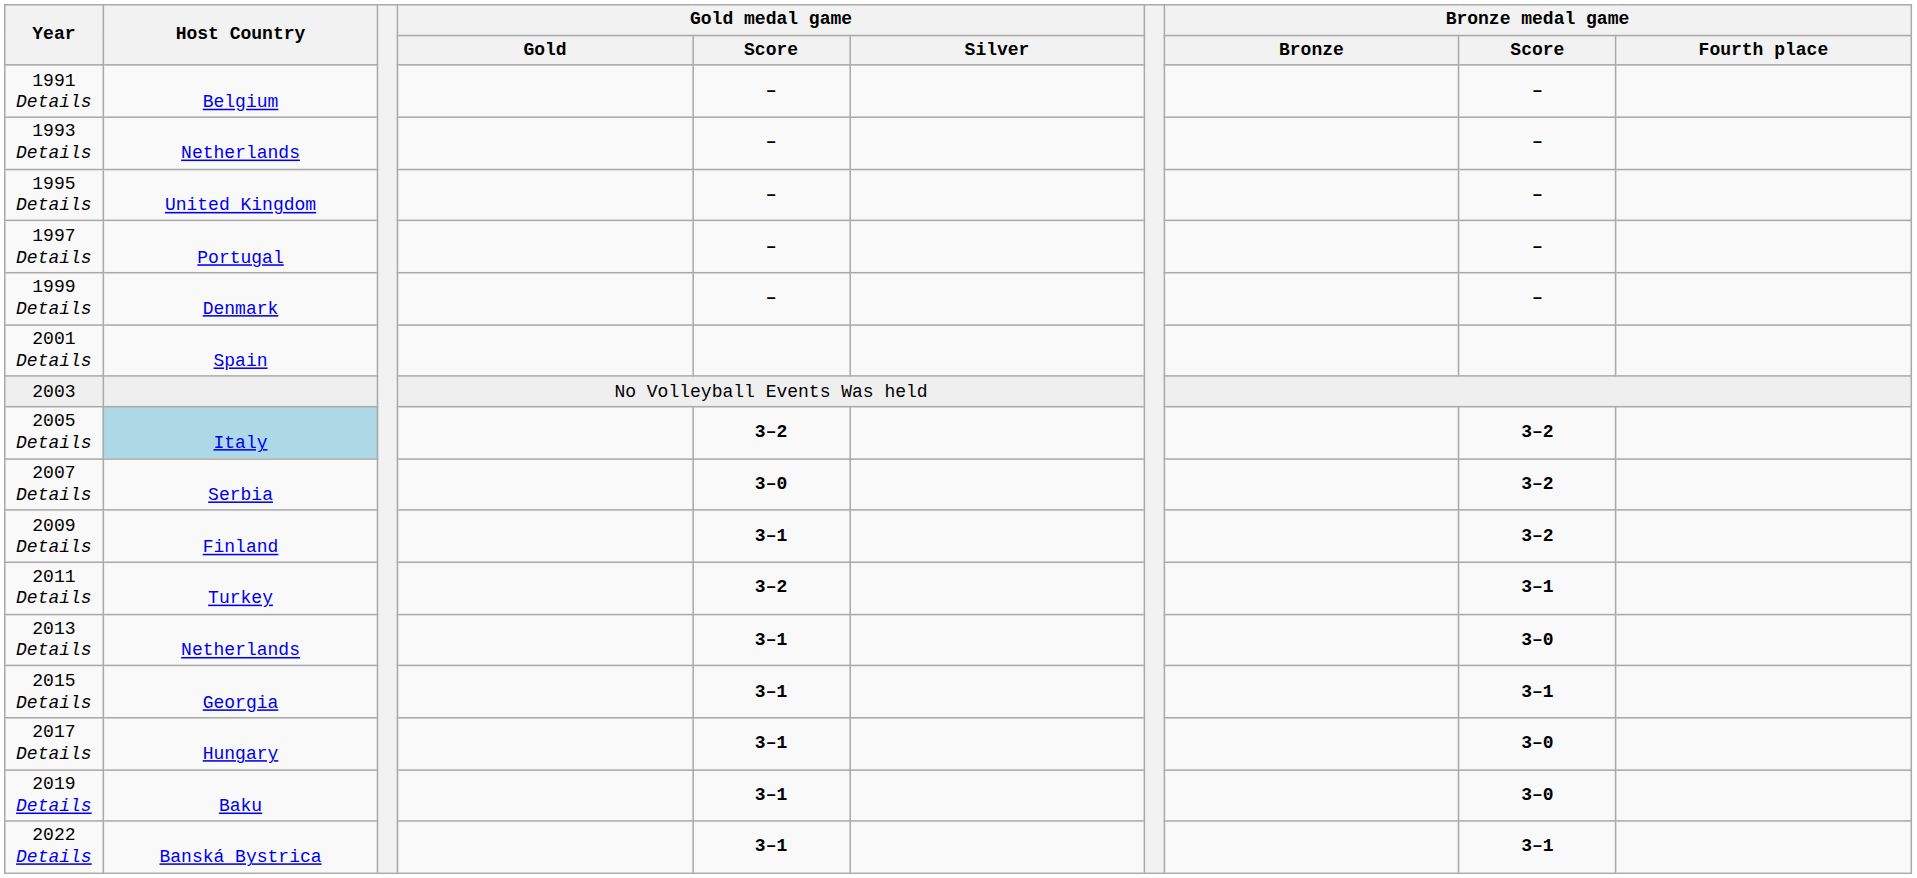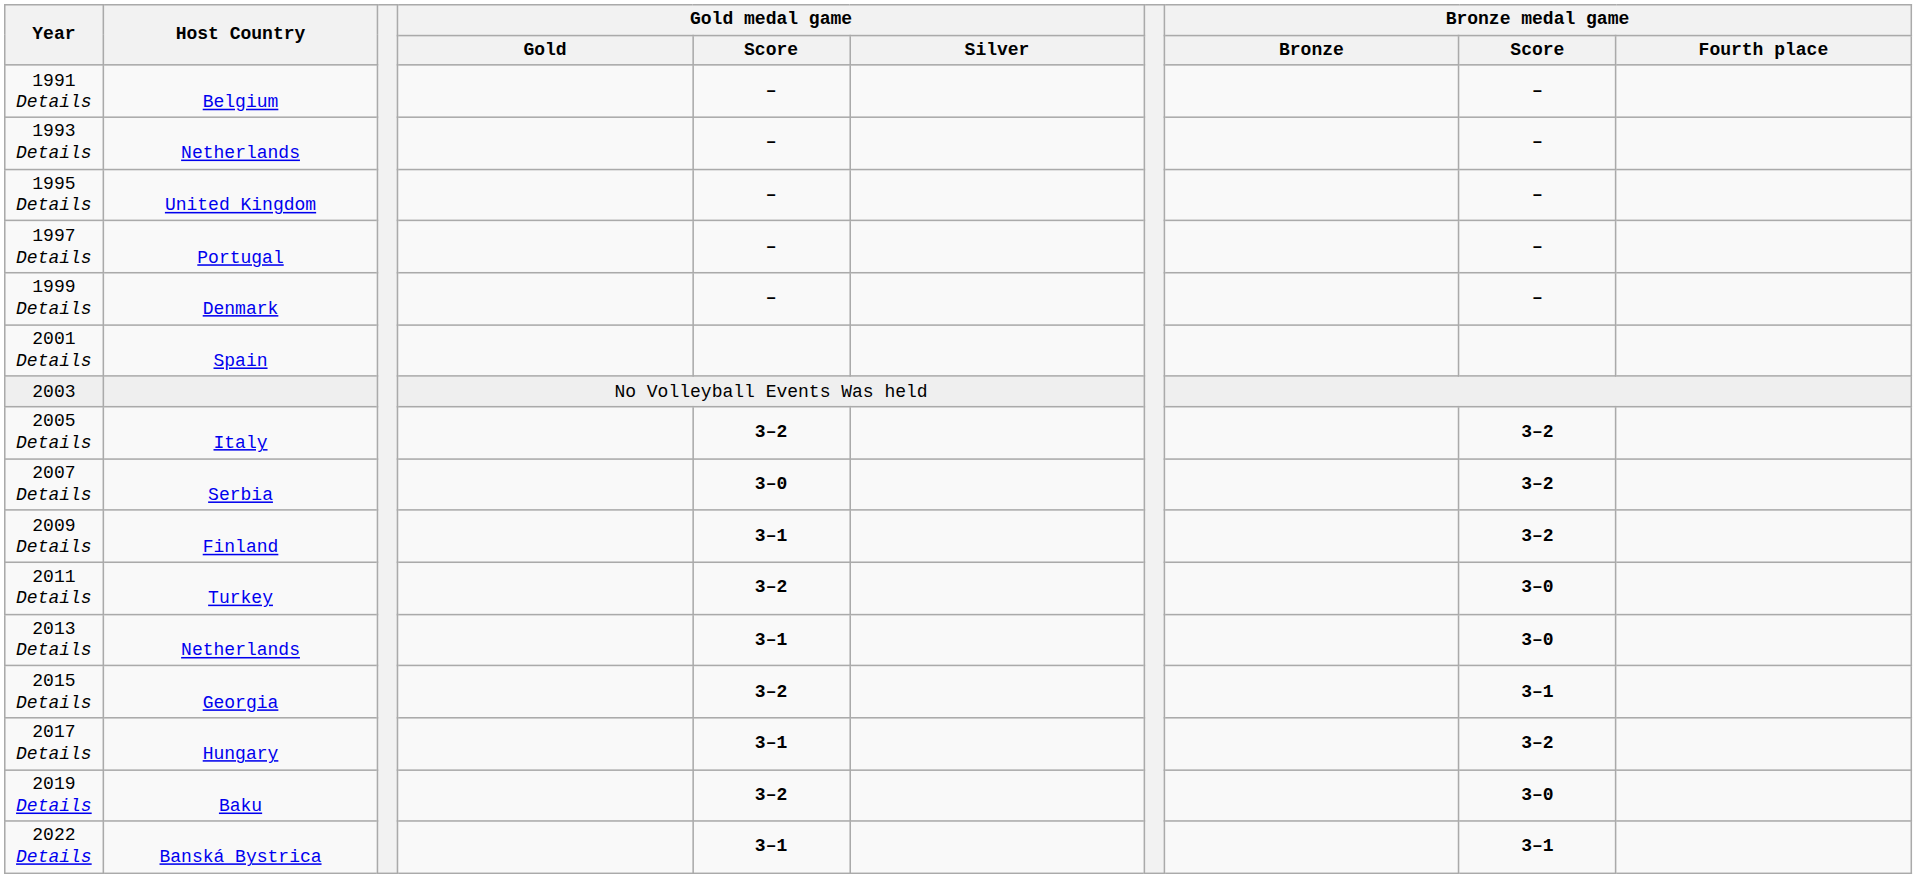(241, 443) lightblue background -> (241, 443) no background
(1537, 588) 3–1 -> (1537, 588) 3–0
(771, 691) 3–1 -> (771, 691) 3–2
(1537, 743) 3–0 -> (1537, 743) 3–2
(771, 795) 3–1 -> (771, 795) 3–2
